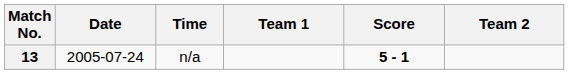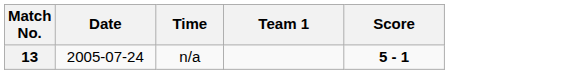- column: (504, 24)
